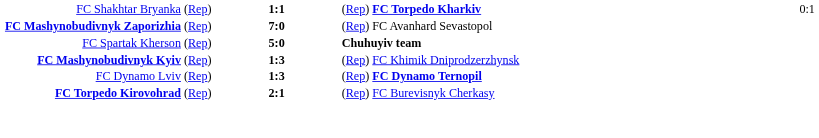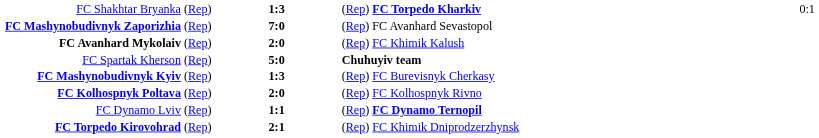(277, 9) 1:1 -> (277, 9) 1:3
+ row: (135, 43)
(431, 59) (Rep) FC Khimik Dniprodzerzhynsk -> (418, 76) (Rep) FC Burevisnyk Cherkasy
+ row: (134, 93)
(277, 76) 1:3 -> (277, 110) 1:1
(418, 93) (Rep) FC Burevisnyk Cherkasy -> (431, 127) (Rep) FC Khimik Dniprodzerzhynsk
